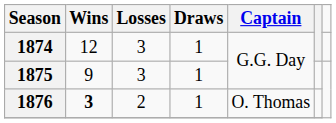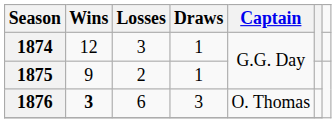(141, 74) 3 -> (141, 74) 2
(141, 103) 2 -> (141, 103) 6
(199, 103) 1 -> (199, 103) 3
